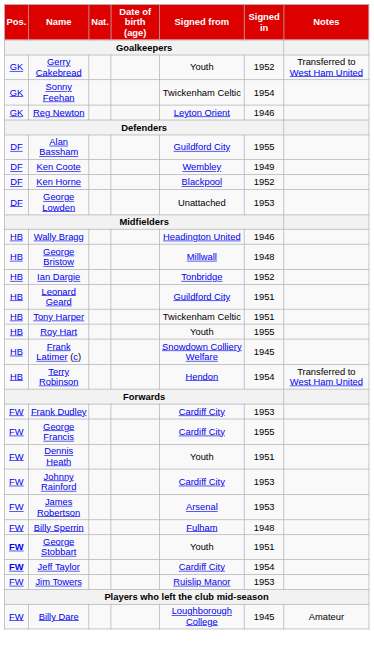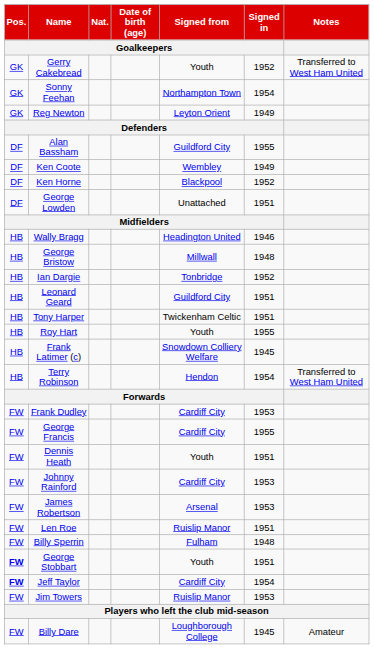(202, 93) Twickenham Celtic -> (202, 93) Northampton Town
(264, 113) 1946 -> (264, 113) 1949
(264, 202) 1953 -> (264, 202) 1951
+ row: (59, 527)
